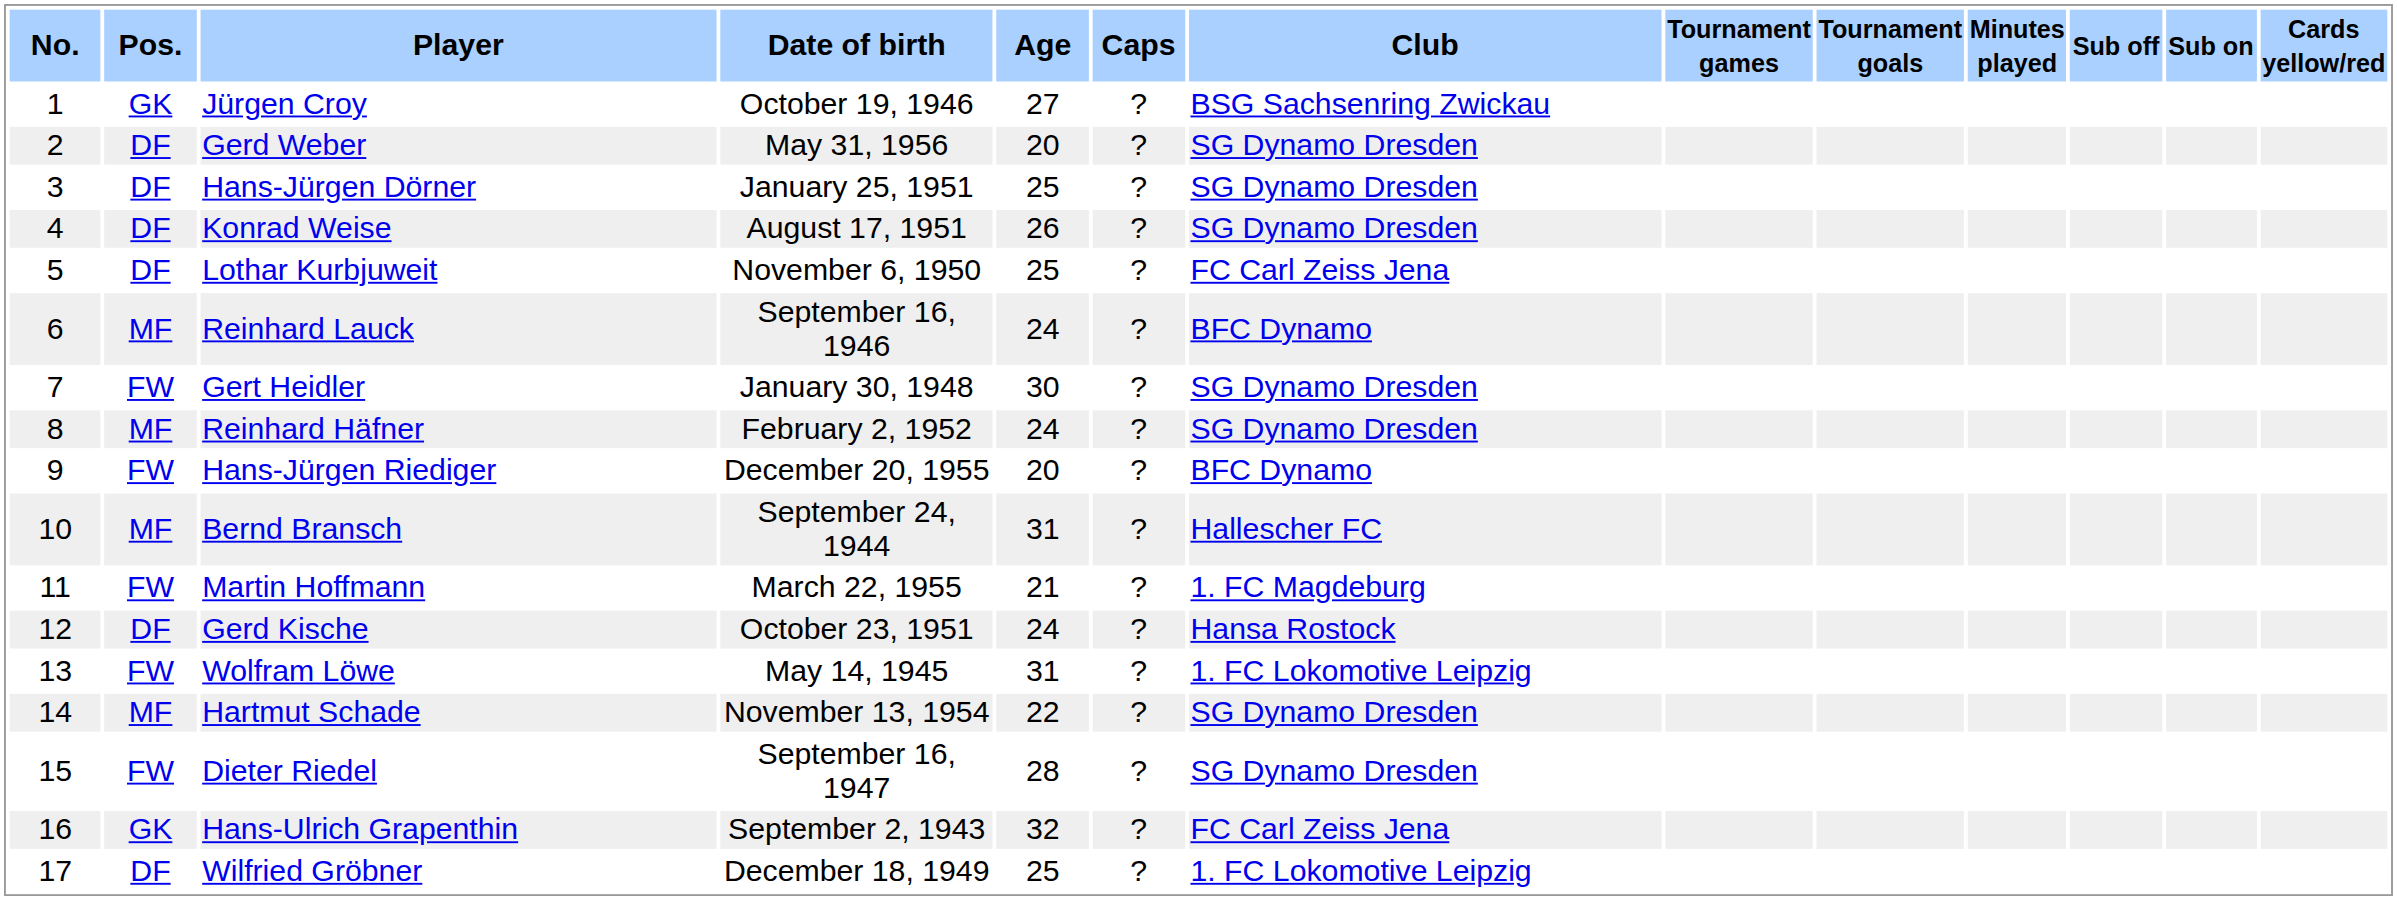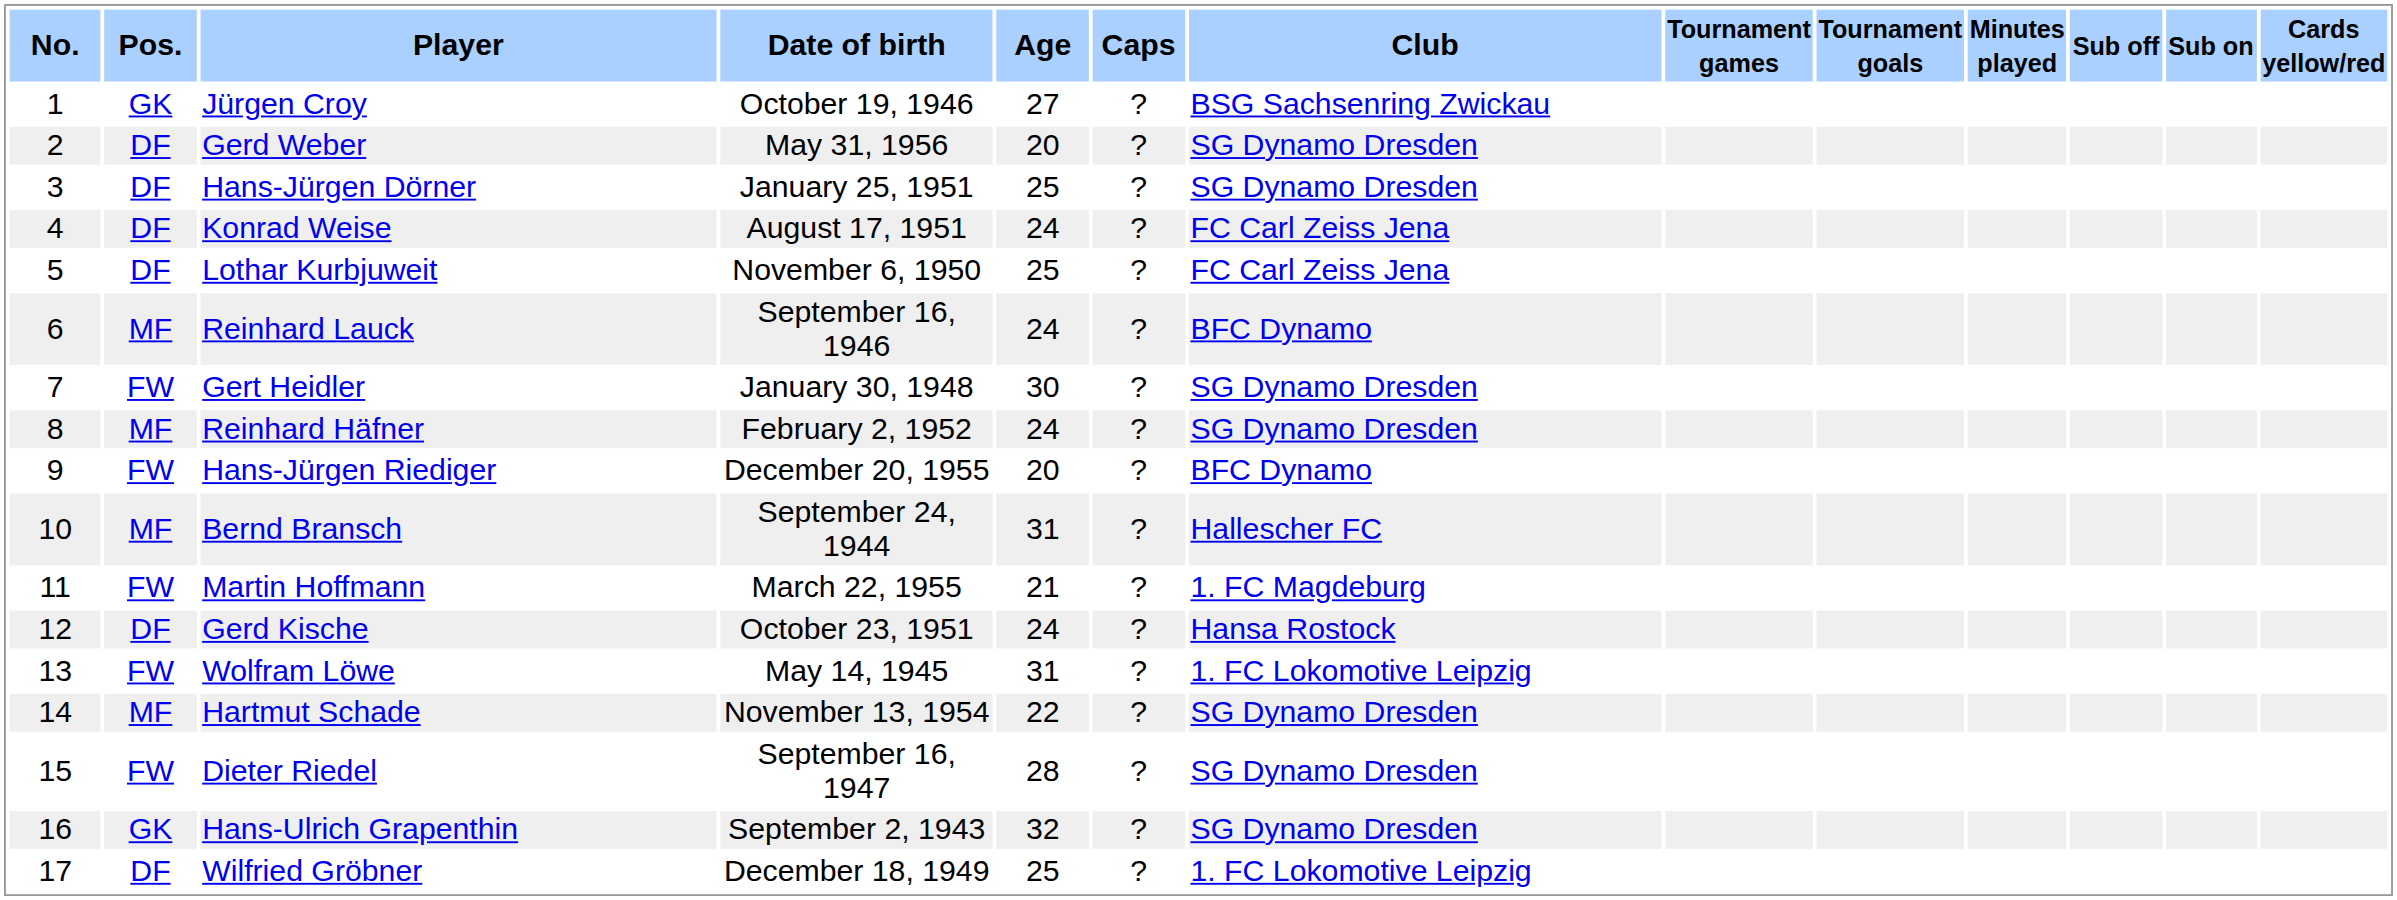(1043, 228) 26 -> (1043, 228) 24
(1334, 228) SG Dynamo Dresden -> (1320, 228) FC Carl Zeiss Jena
(1320, 829) FC Carl Zeiss Jena -> (1334, 829) SG Dynamo Dresden
